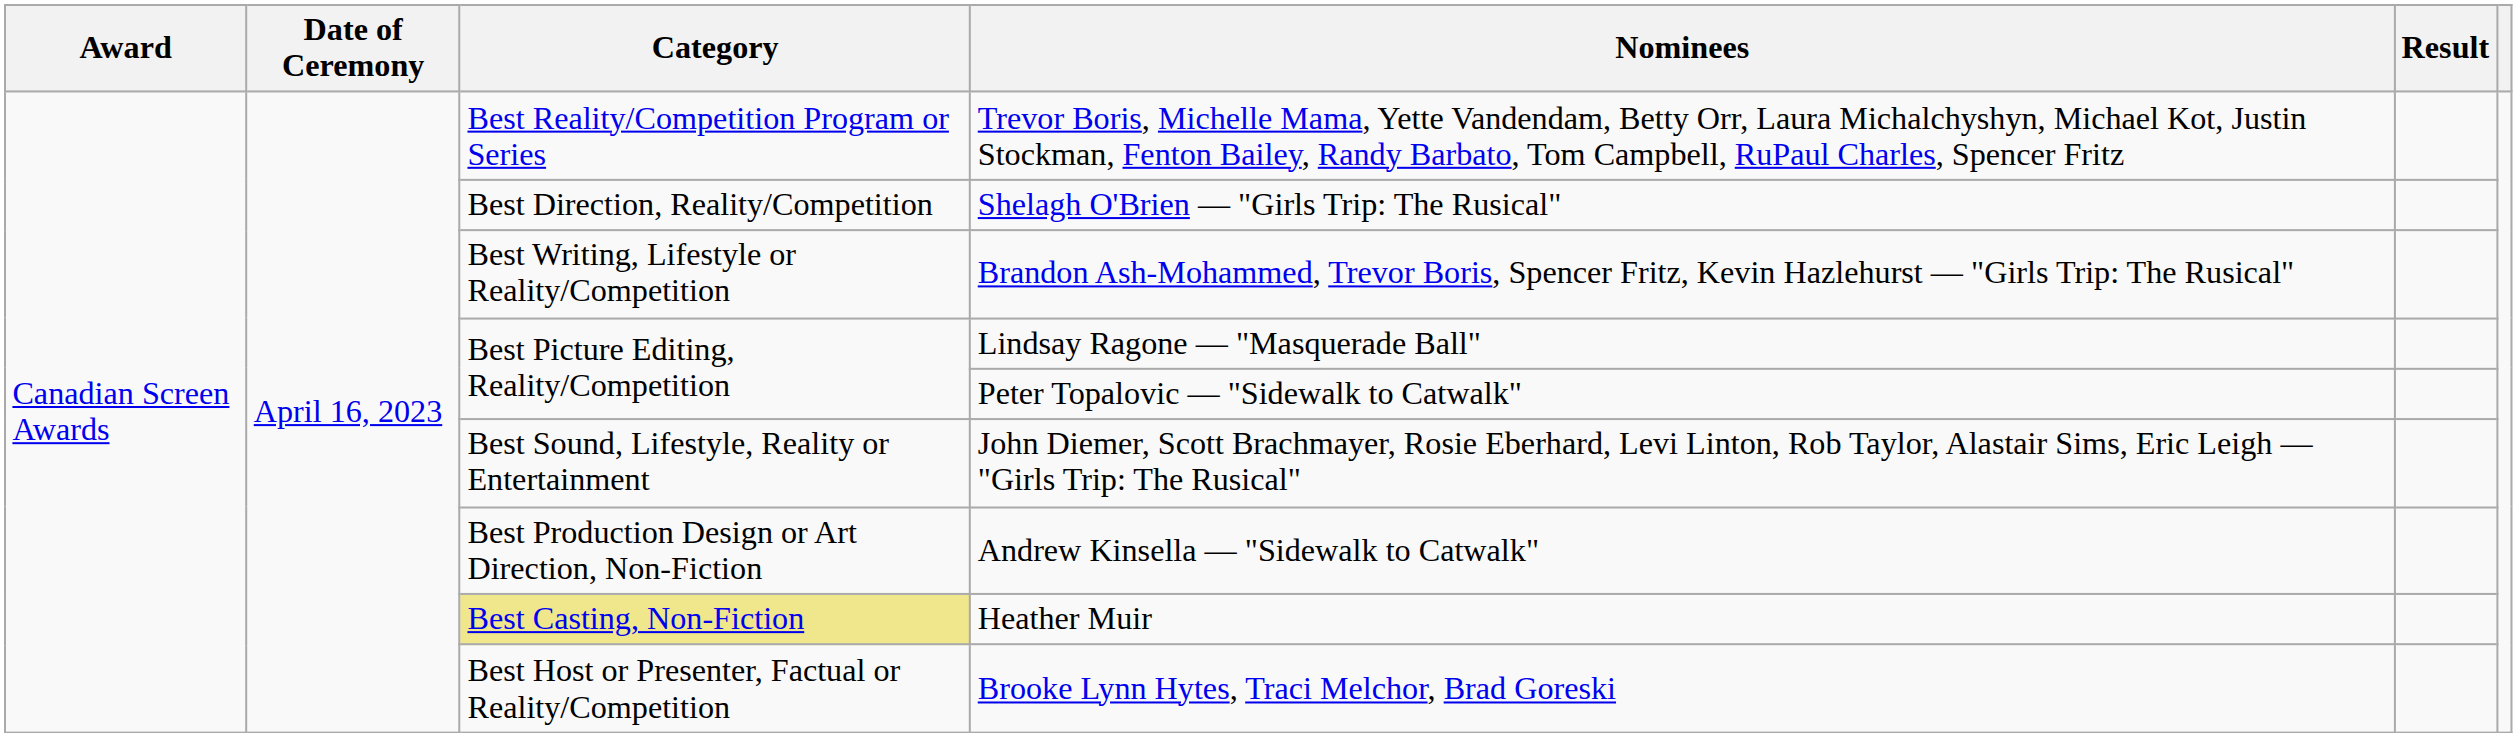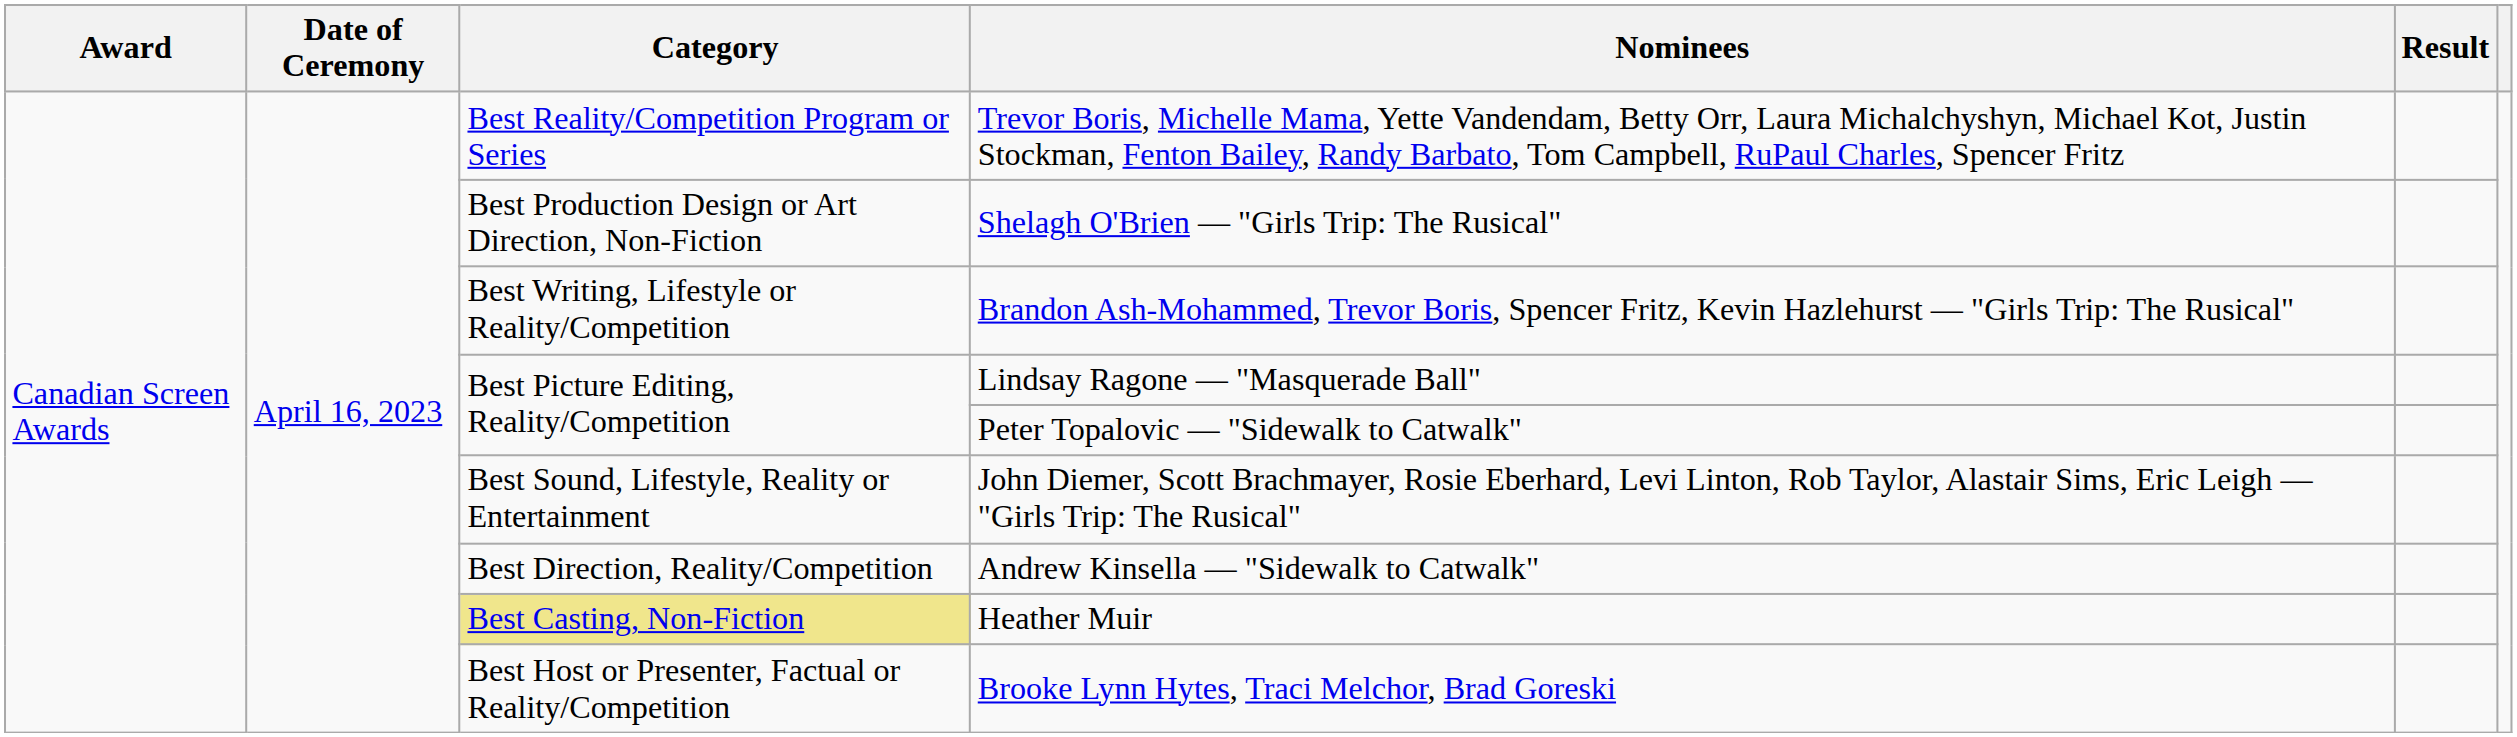(700, 204) Best Direction, Reality/Competition -> (662, 222) Best Production Design or Art Direction, Non-Fiction
(662, 549) Best Production Design or Art Direction, Non-Fiction -> (700, 567) Best Direction, Reality/Competition
